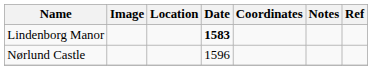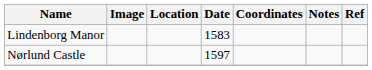(217, 34) bold -> (217, 34) normal
(217, 55) 1596 -> (217, 55) 1597
